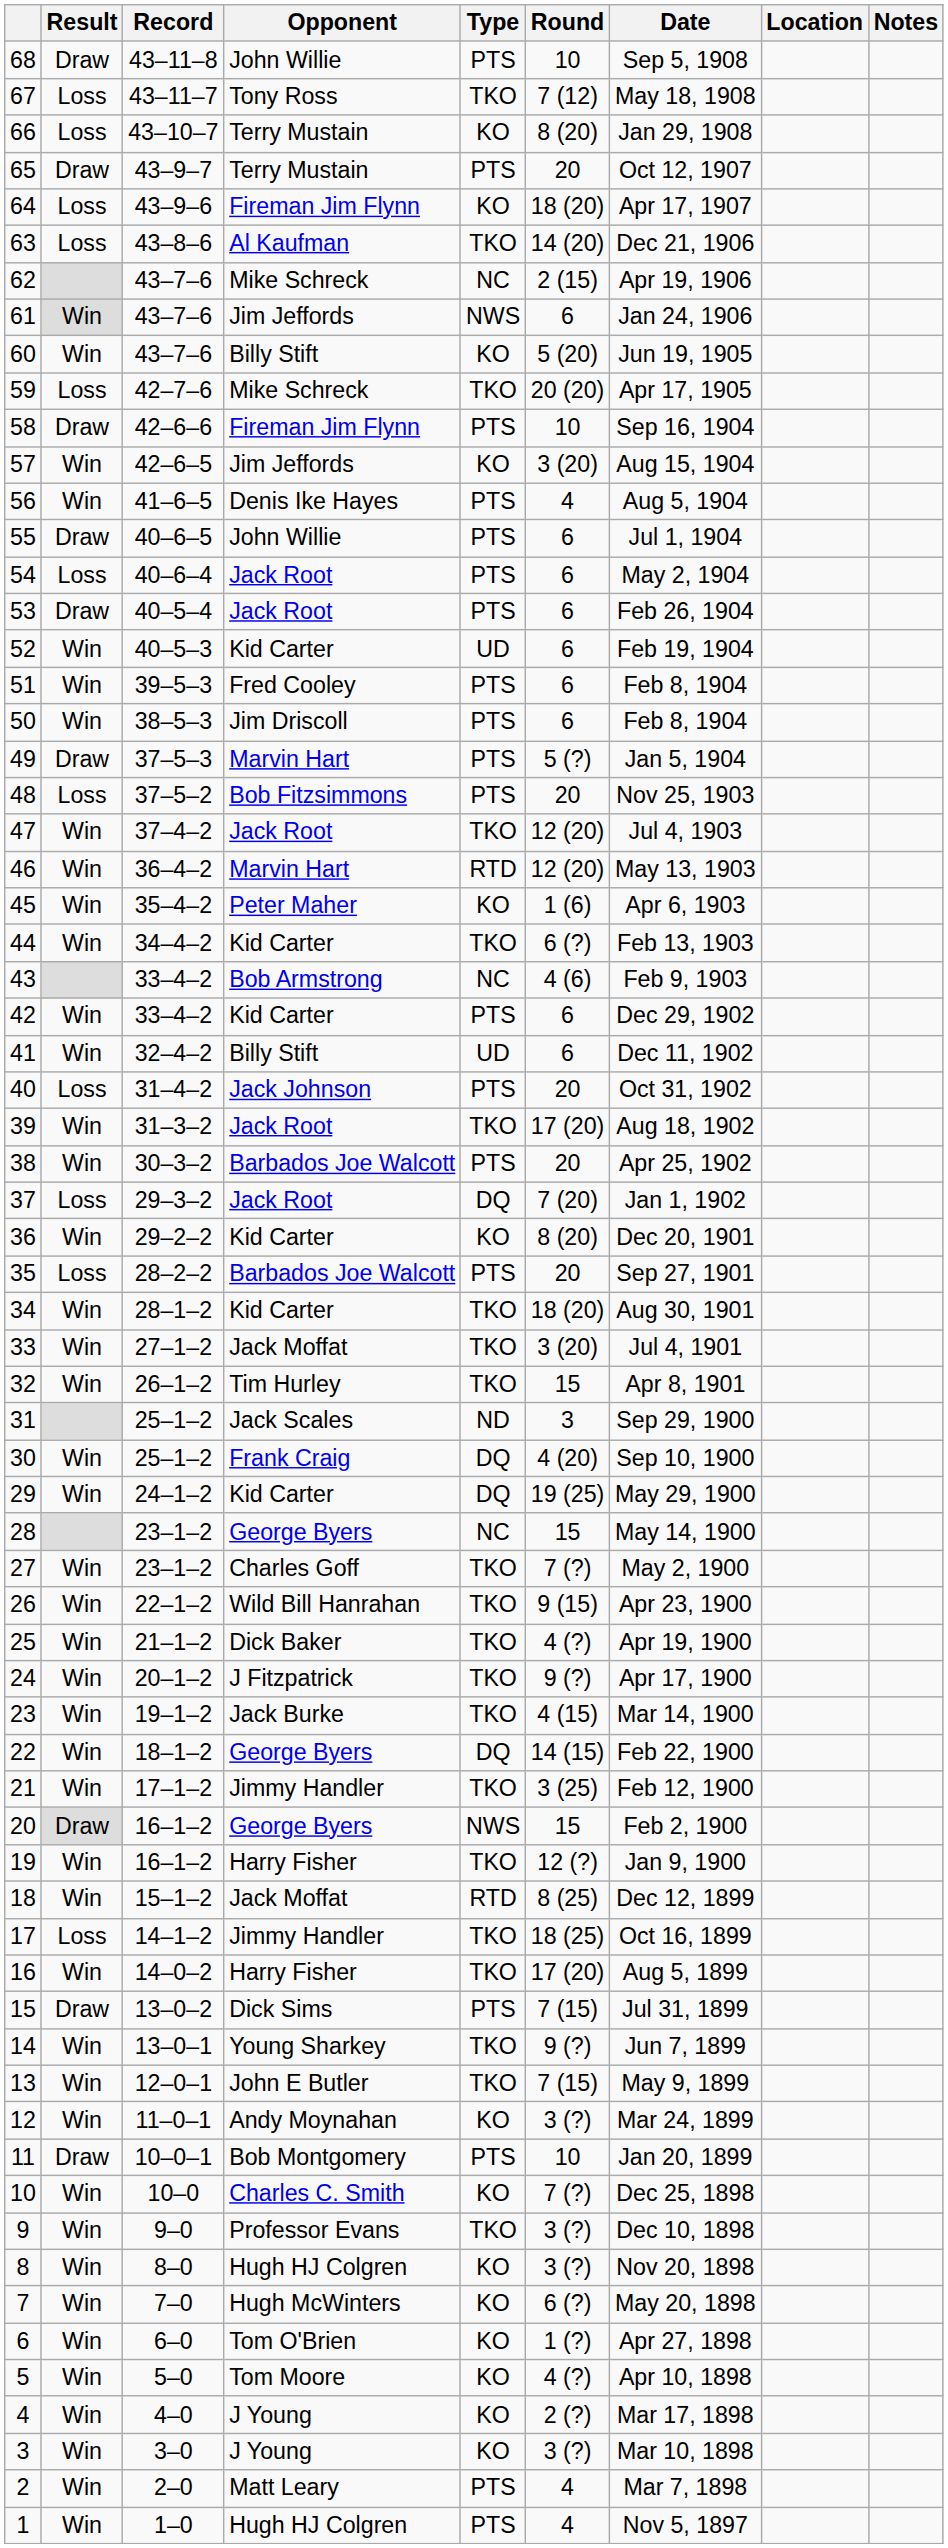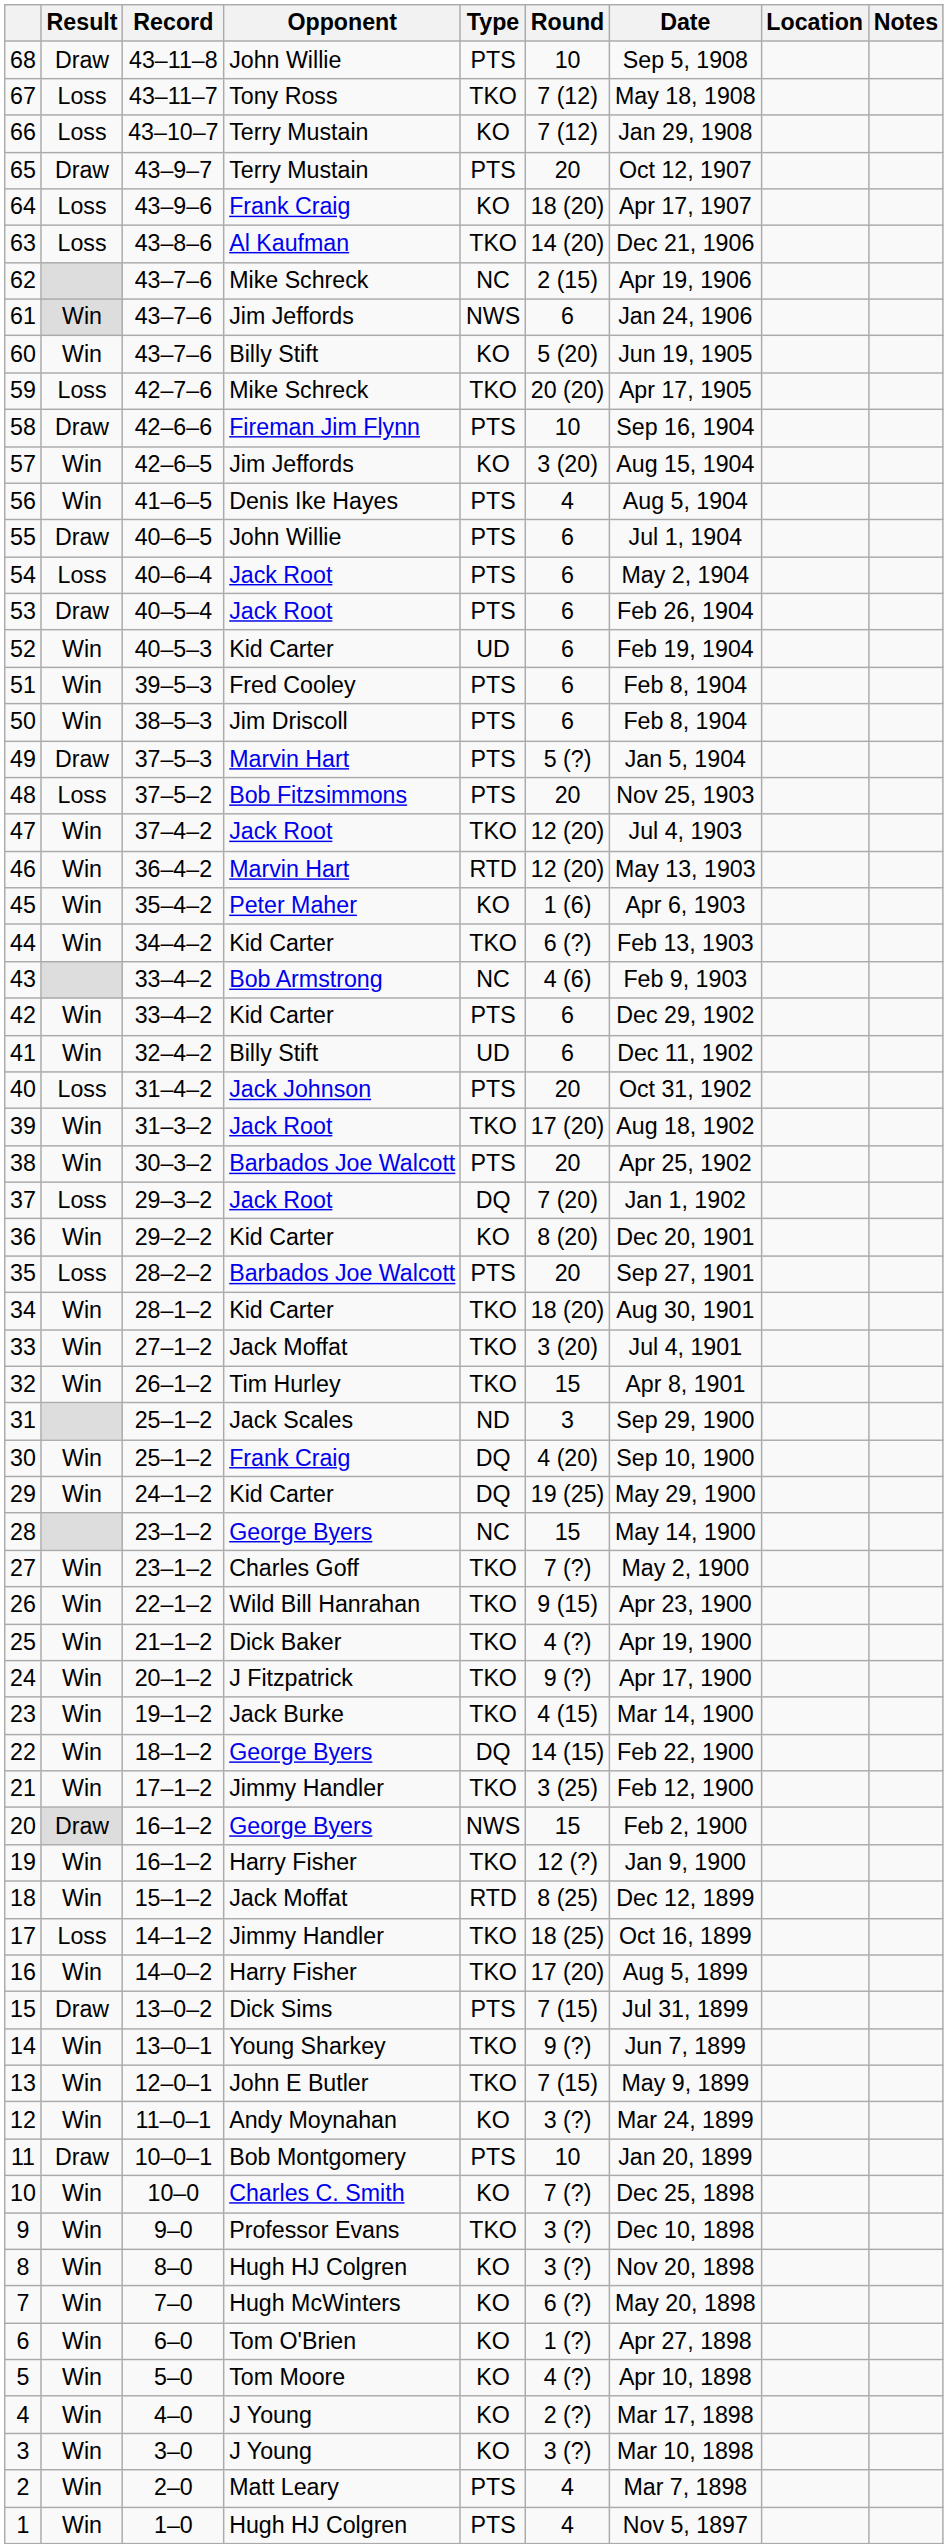(568, 133) 8 (20) -> (568, 133) 7 (12)
(325, 206) Fireman Jim Flynn -> (290, 206) Frank Craig
